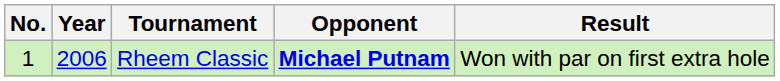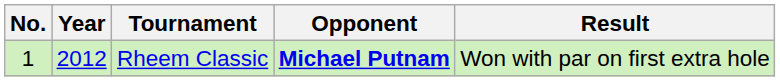(82, 58) 2006 -> (82, 58) 2012
